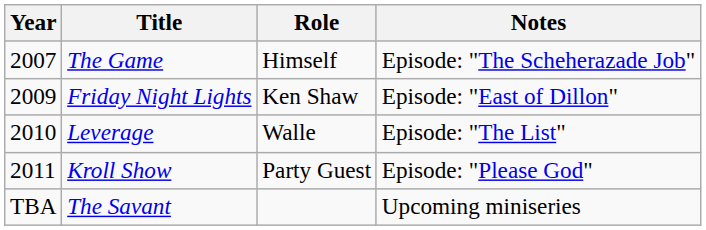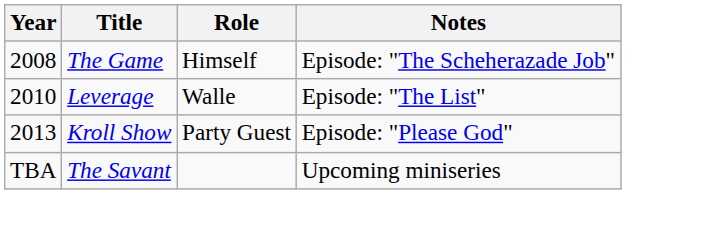(33, 59) 2007 -> (33, 59) 2008
- row: (159, 96)
(33, 170) 2011 -> (33, 133) 2013
